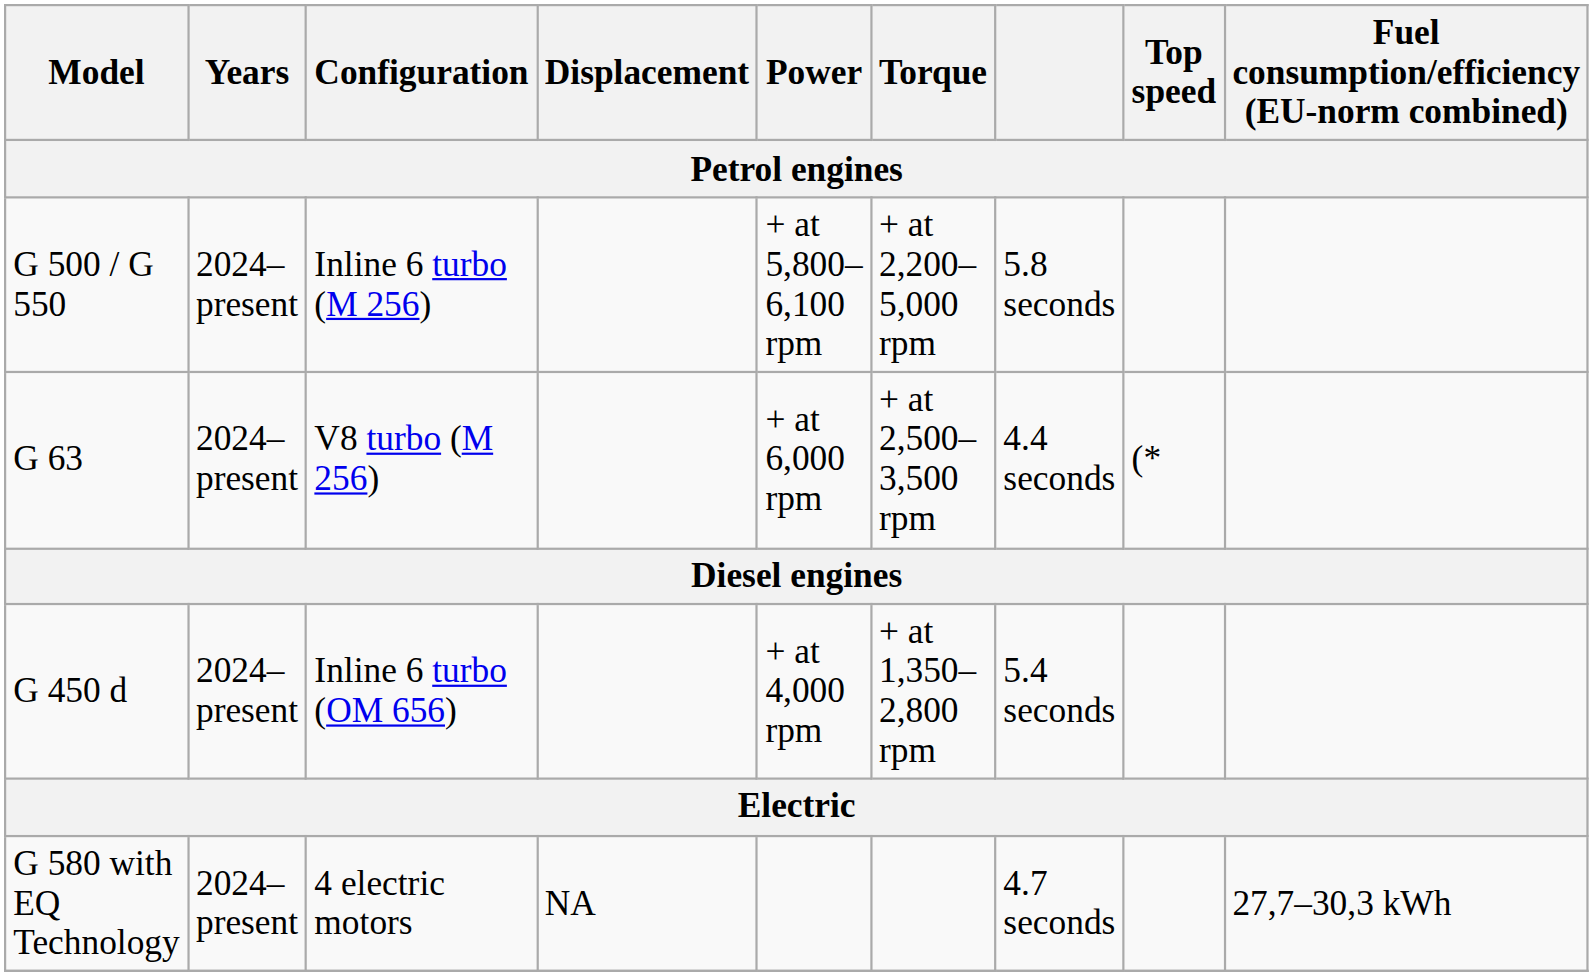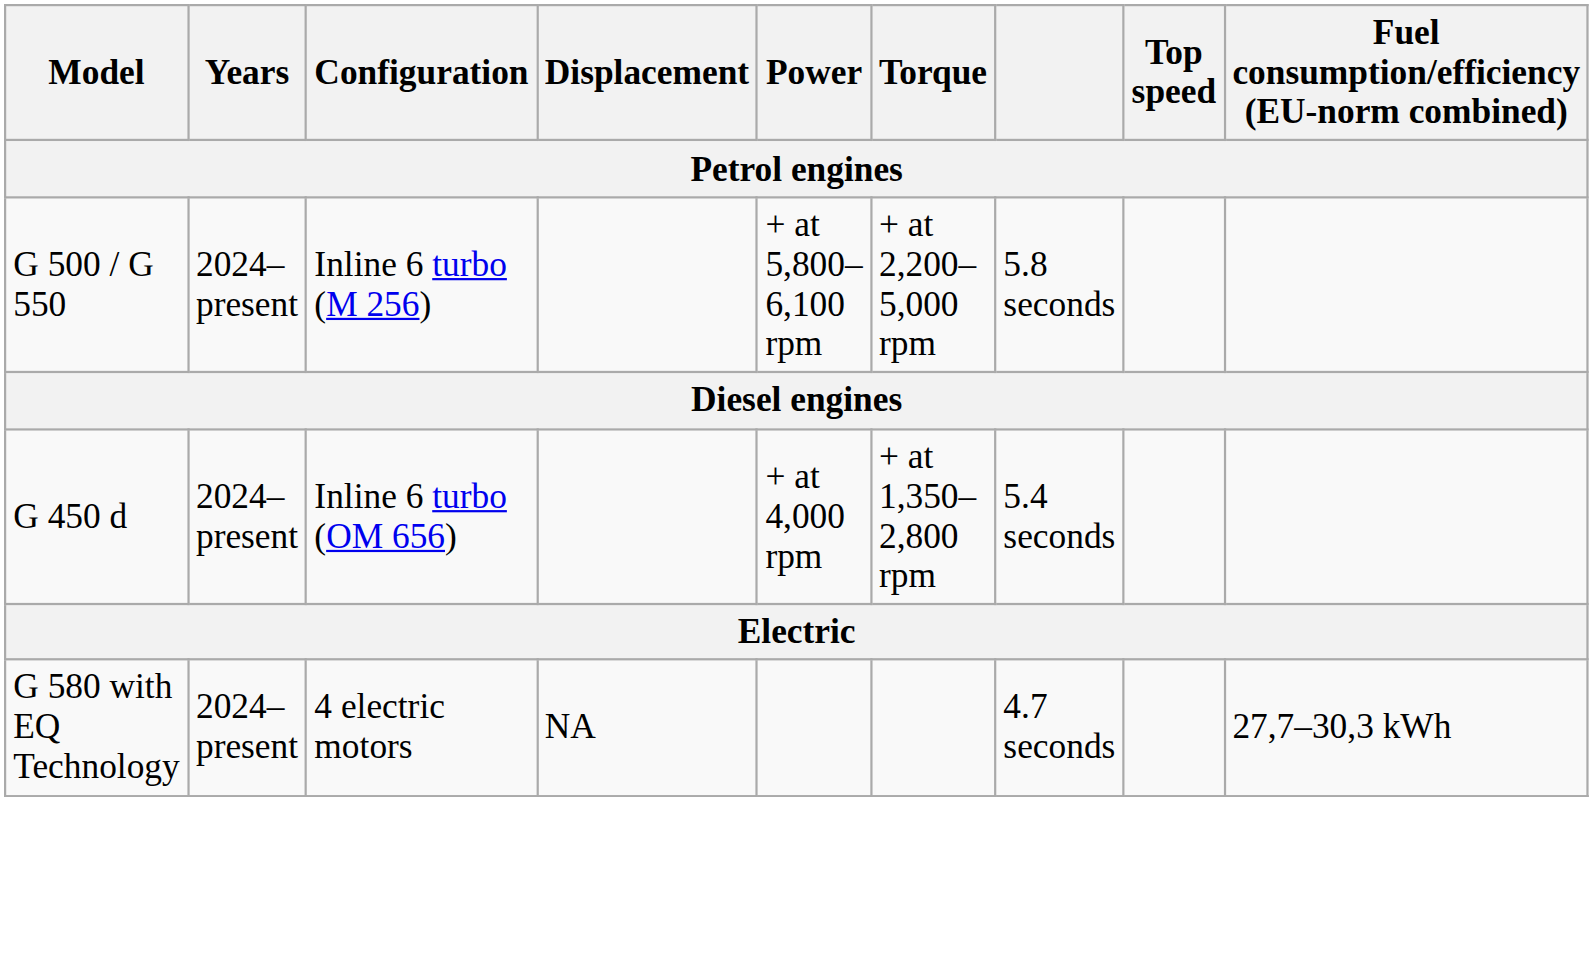- row: (48, 459)
